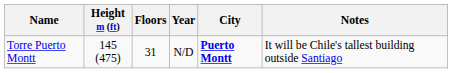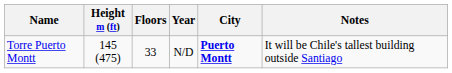(151, 51) 31 -> (151, 51) 33
